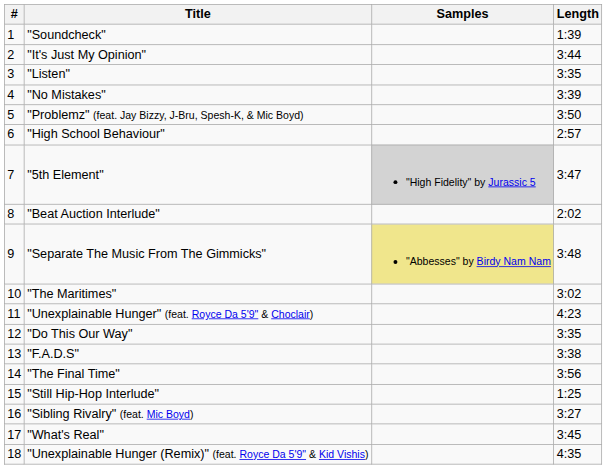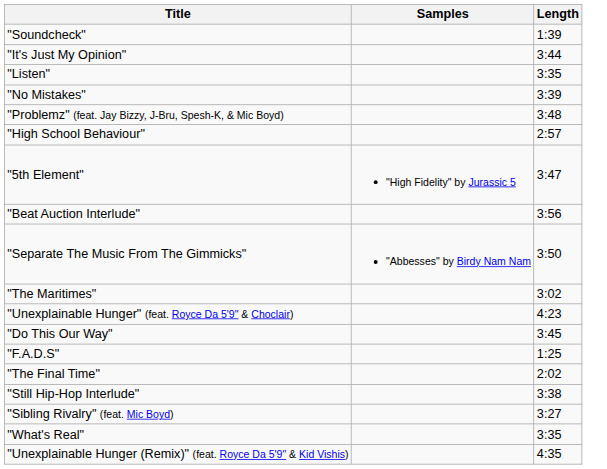- column: (14, 14)
(569, 114) 3:50 -> (549, 114) 3:48
(463, 182) lightgrey background -> (443, 182) no background
(569, 214) 2:02 -> (549, 214) 3:56
(463, 261) khaki background -> (443, 261) no background
(569, 254) 3:48 -> (549, 254) 3:50
(569, 334) 3:35 -> (549, 334) 3:45
(569, 354) 3:38 -> (549, 354) 1:25
(569, 374) 3:56 -> (549, 374) 2:02
(569, 394) 1:25 -> (549, 394) 3:38
(569, 434) 3:45 -> (549, 434) 3:35
